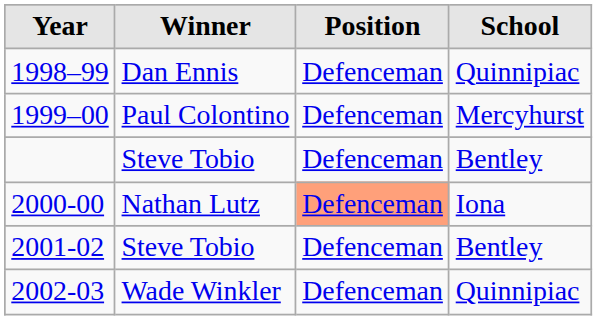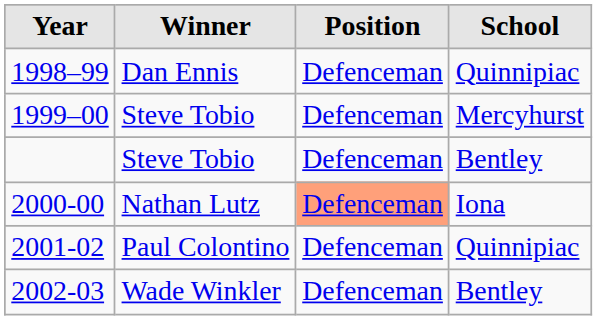(205, 114) Paul Colontino -> (188, 114) Steve Tobio
(188, 247) Steve Tobio -> (205, 247) Paul Colontino
(499, 247) Bentley -> (518, 247) Quinnipiac
(518, 291) Quinnipiac -> (499, 291) Bentley
